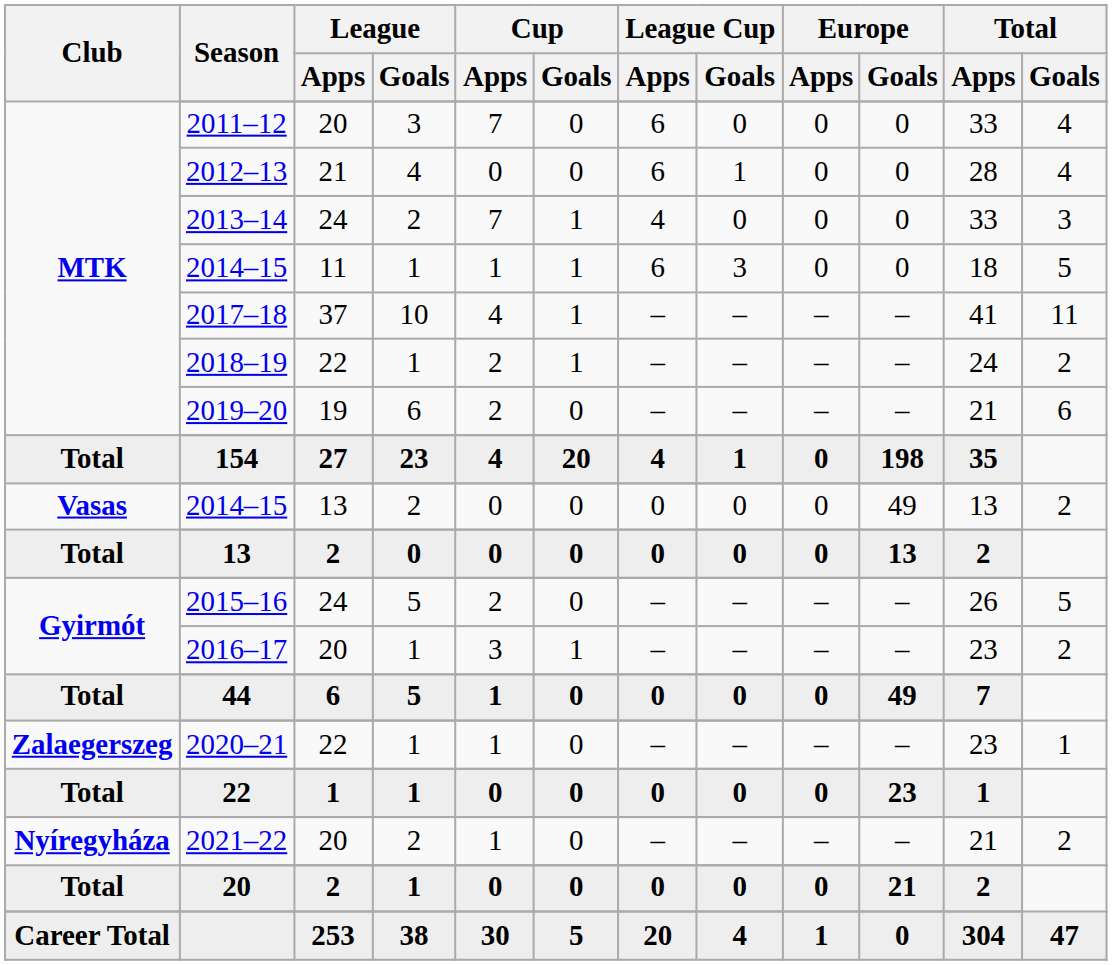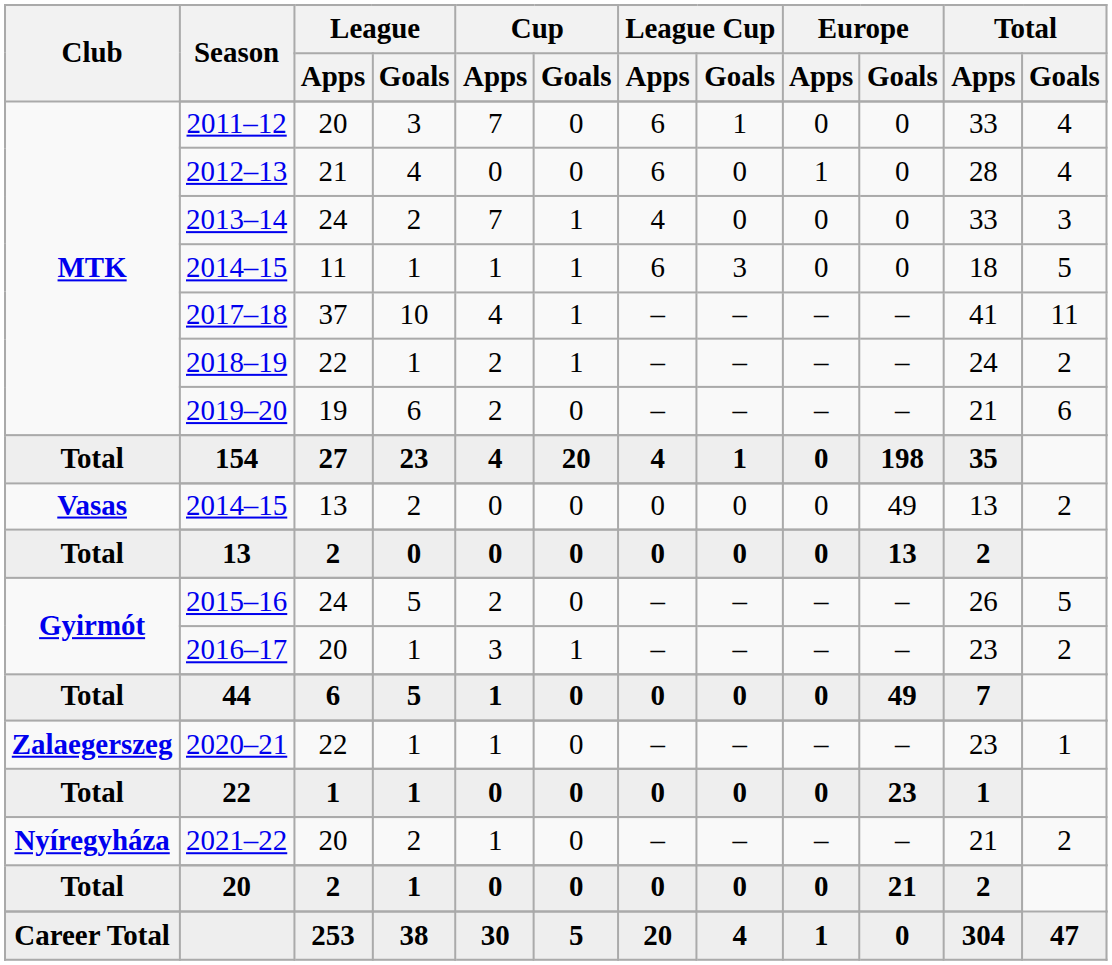(740, 124) 0 -> (740, 124) 1
(740, 171) 1 -> (740, 171) 0
(821, 171) 0 -> (821, 171) 1
